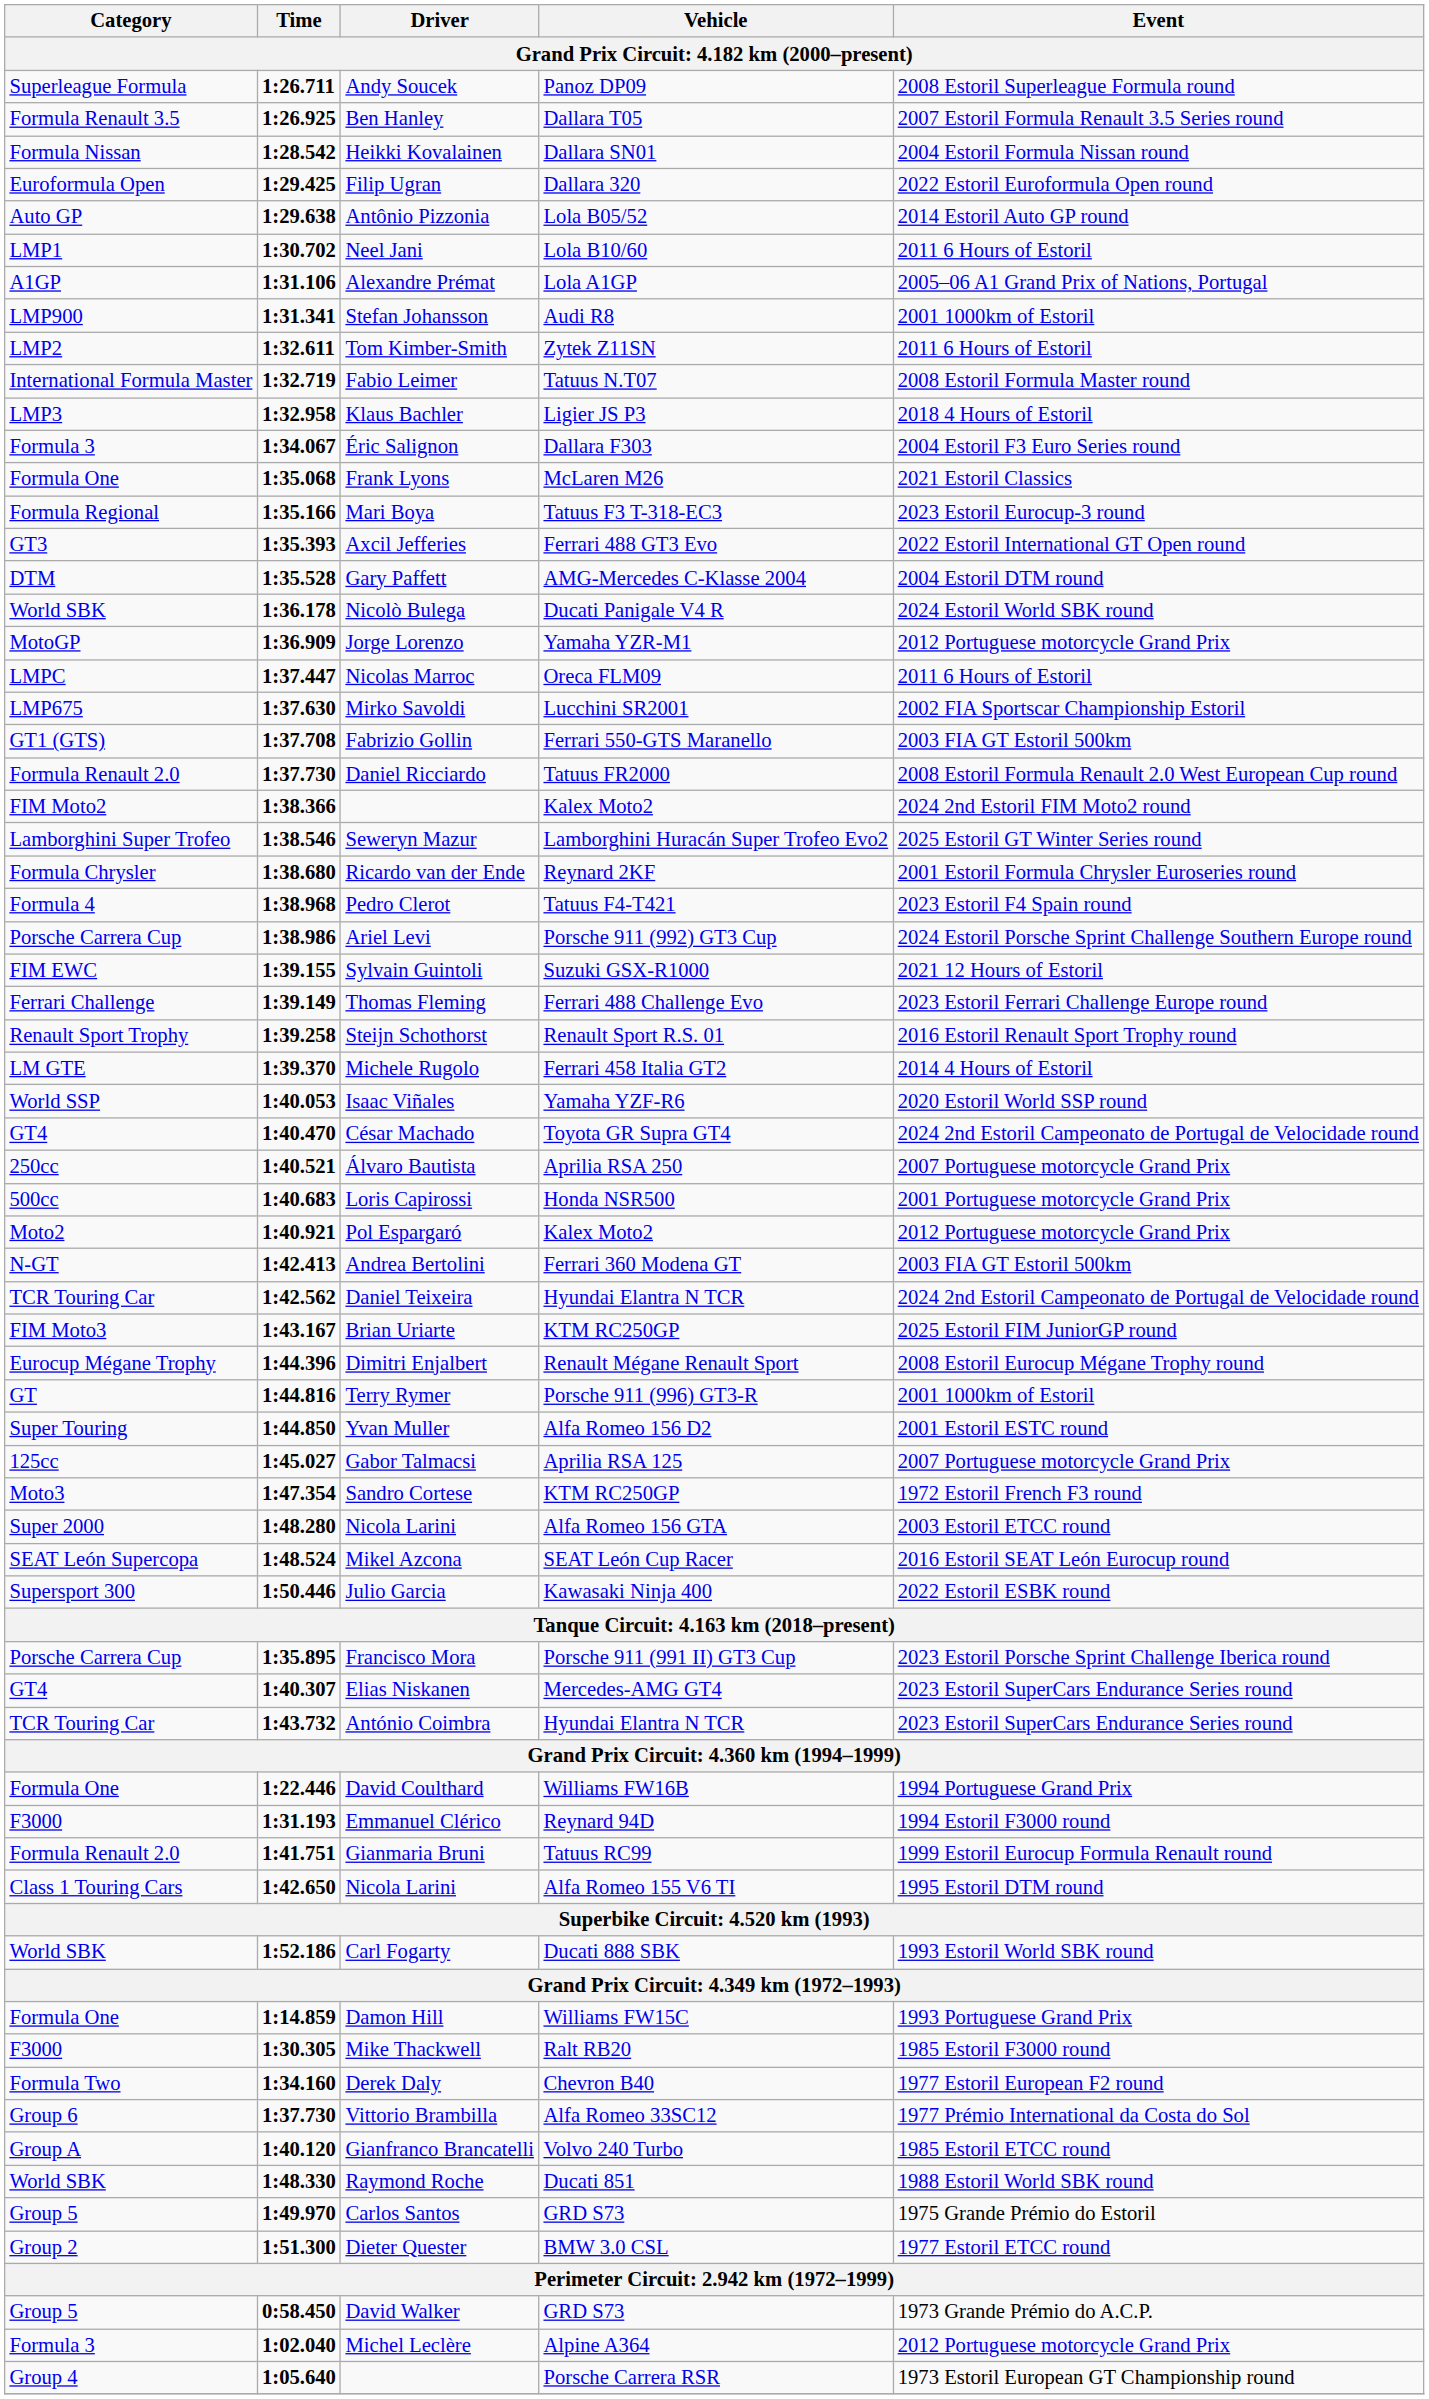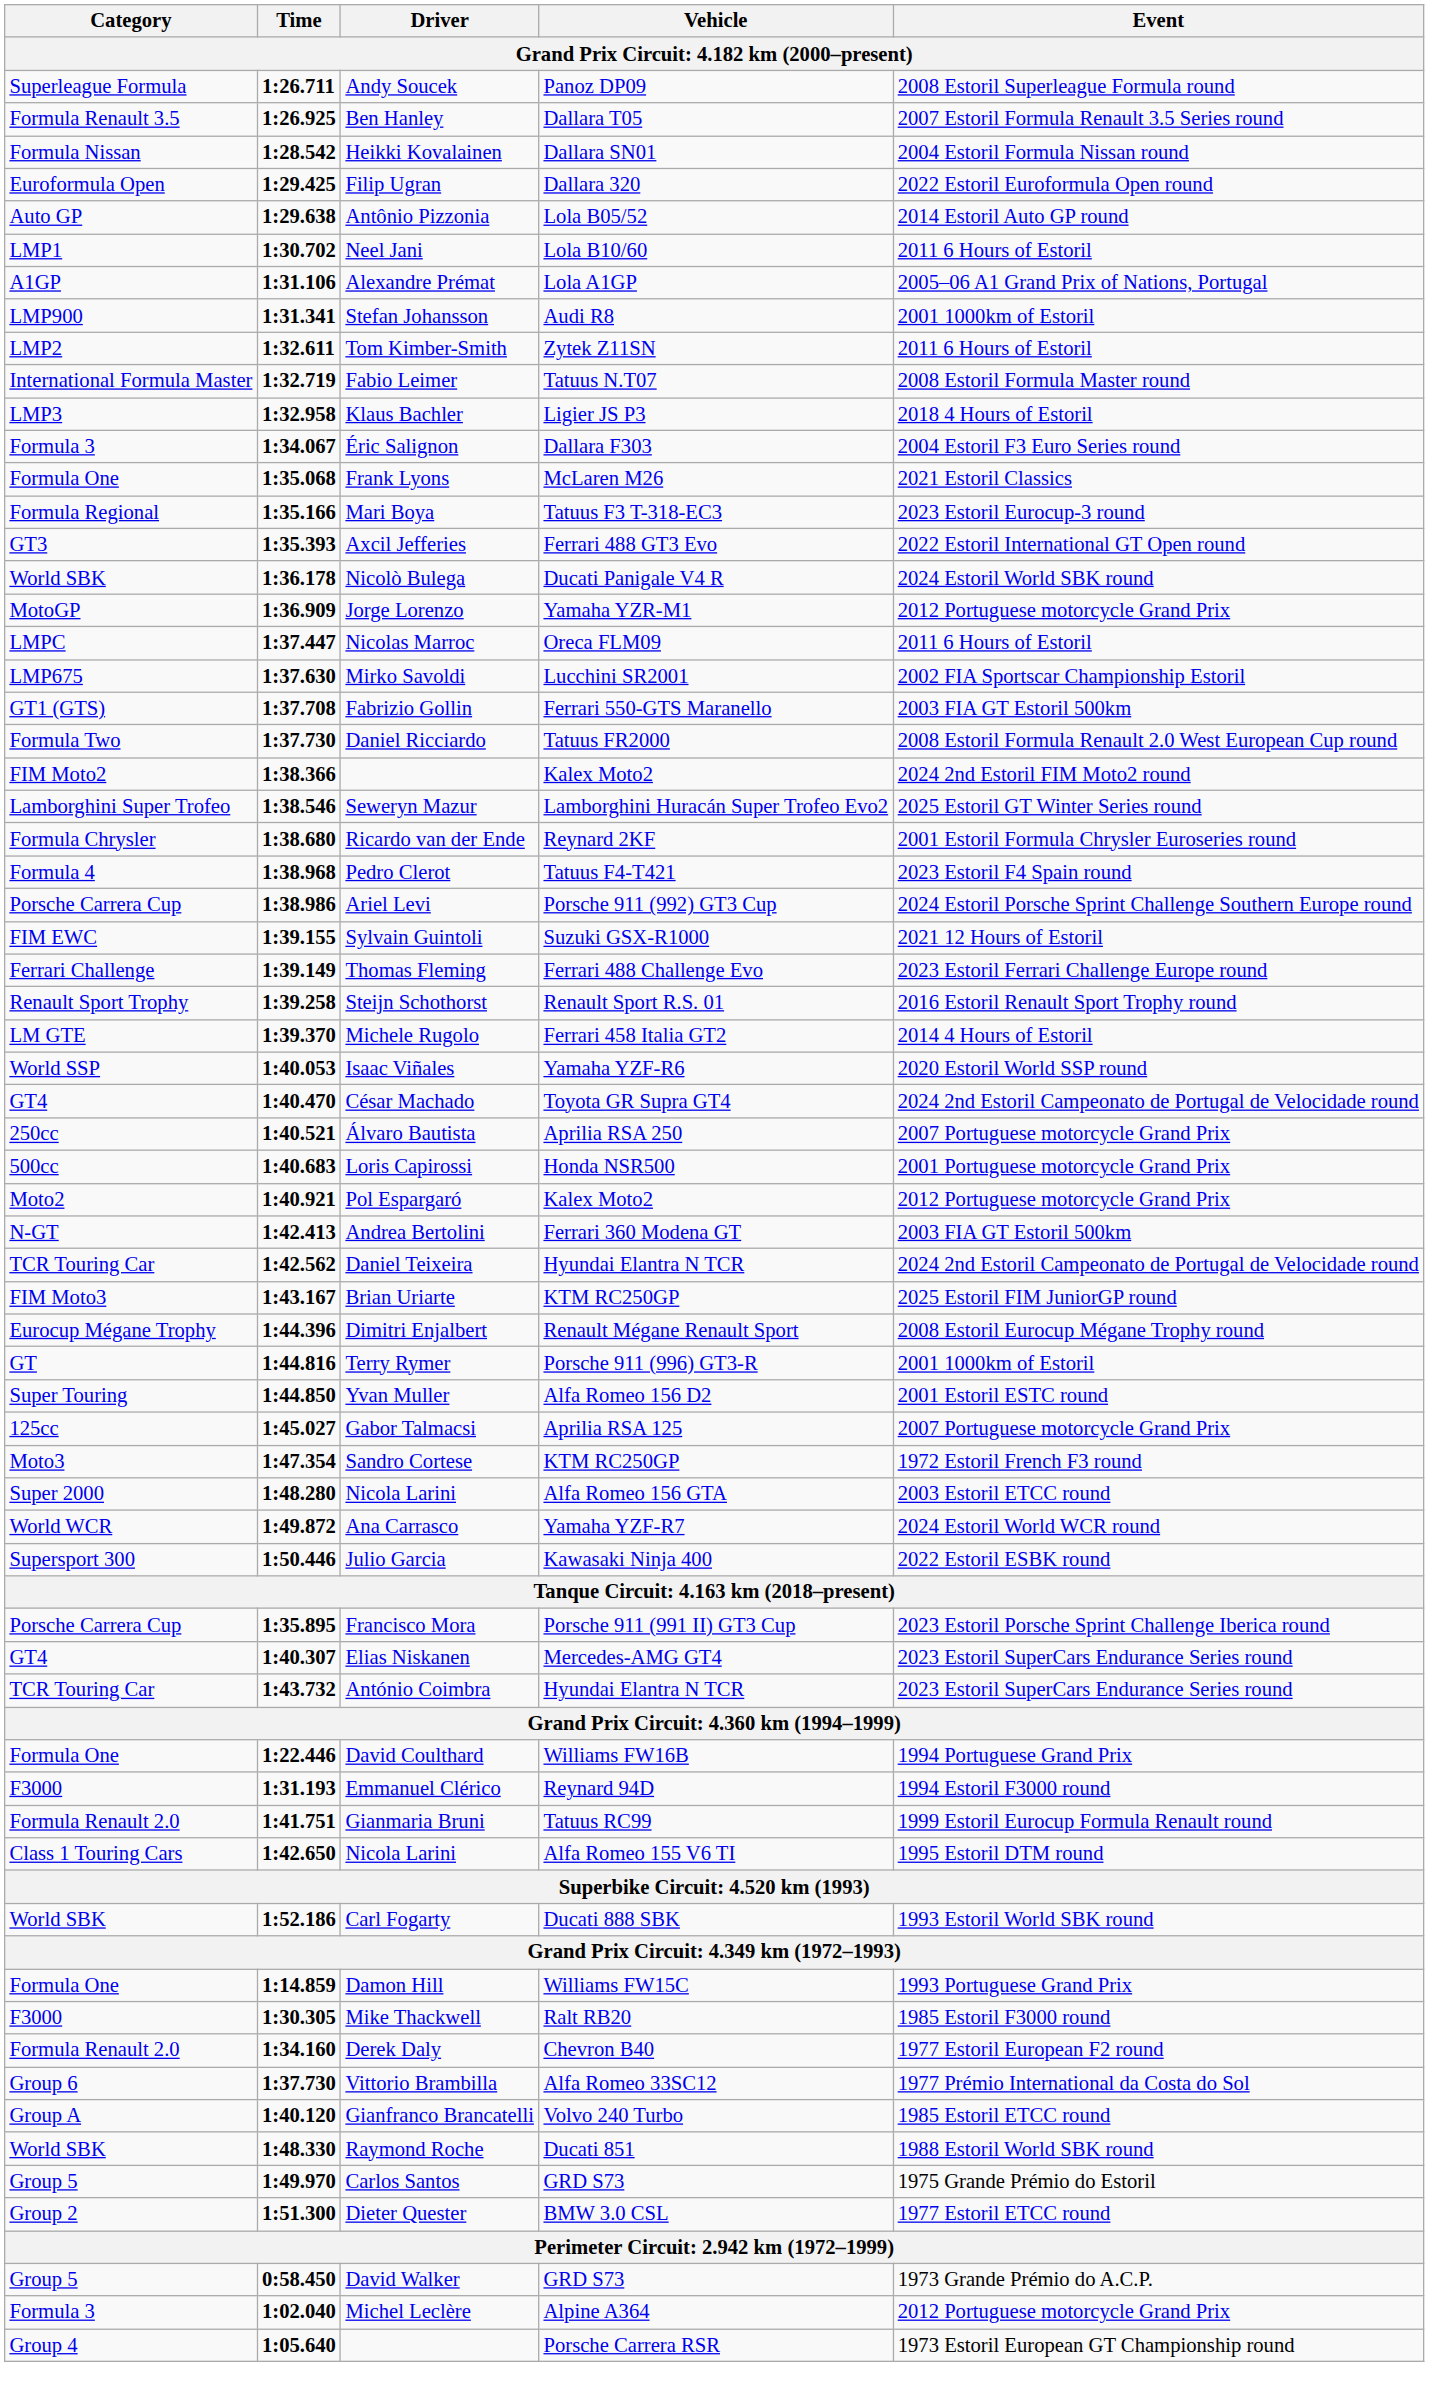- row: (396, 577)
(95, 773) Formula Renault 2.0 -> (65, 741) Formula Two
- row: (404, 1559)
+ row: (402, 1526)
(65, 2083) Formula Two -> (95, 2050) Formula Renault 2.0
